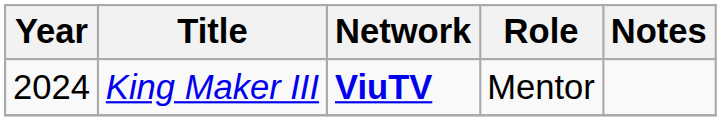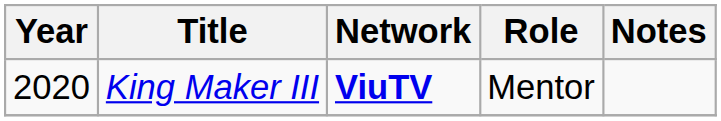(51, 86) 2024 -> (51, 86) 2020
